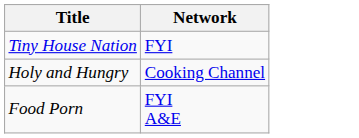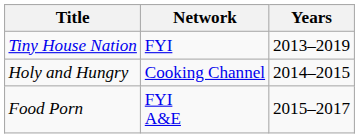+ column: (312, 18)
